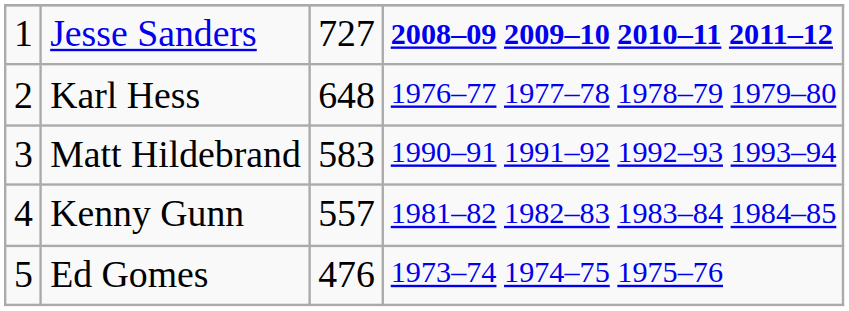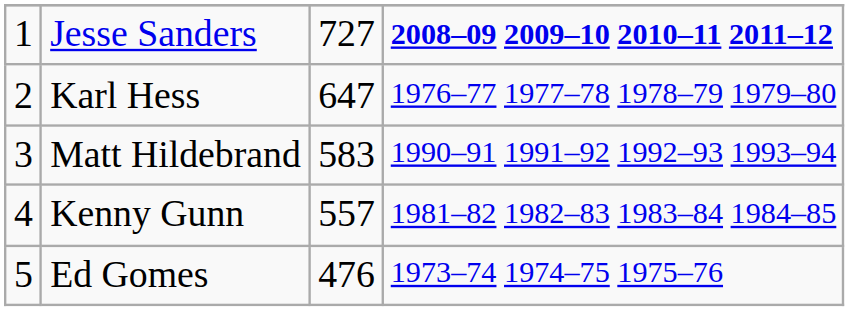(347, 94) 648 -> (347, 94) 647
